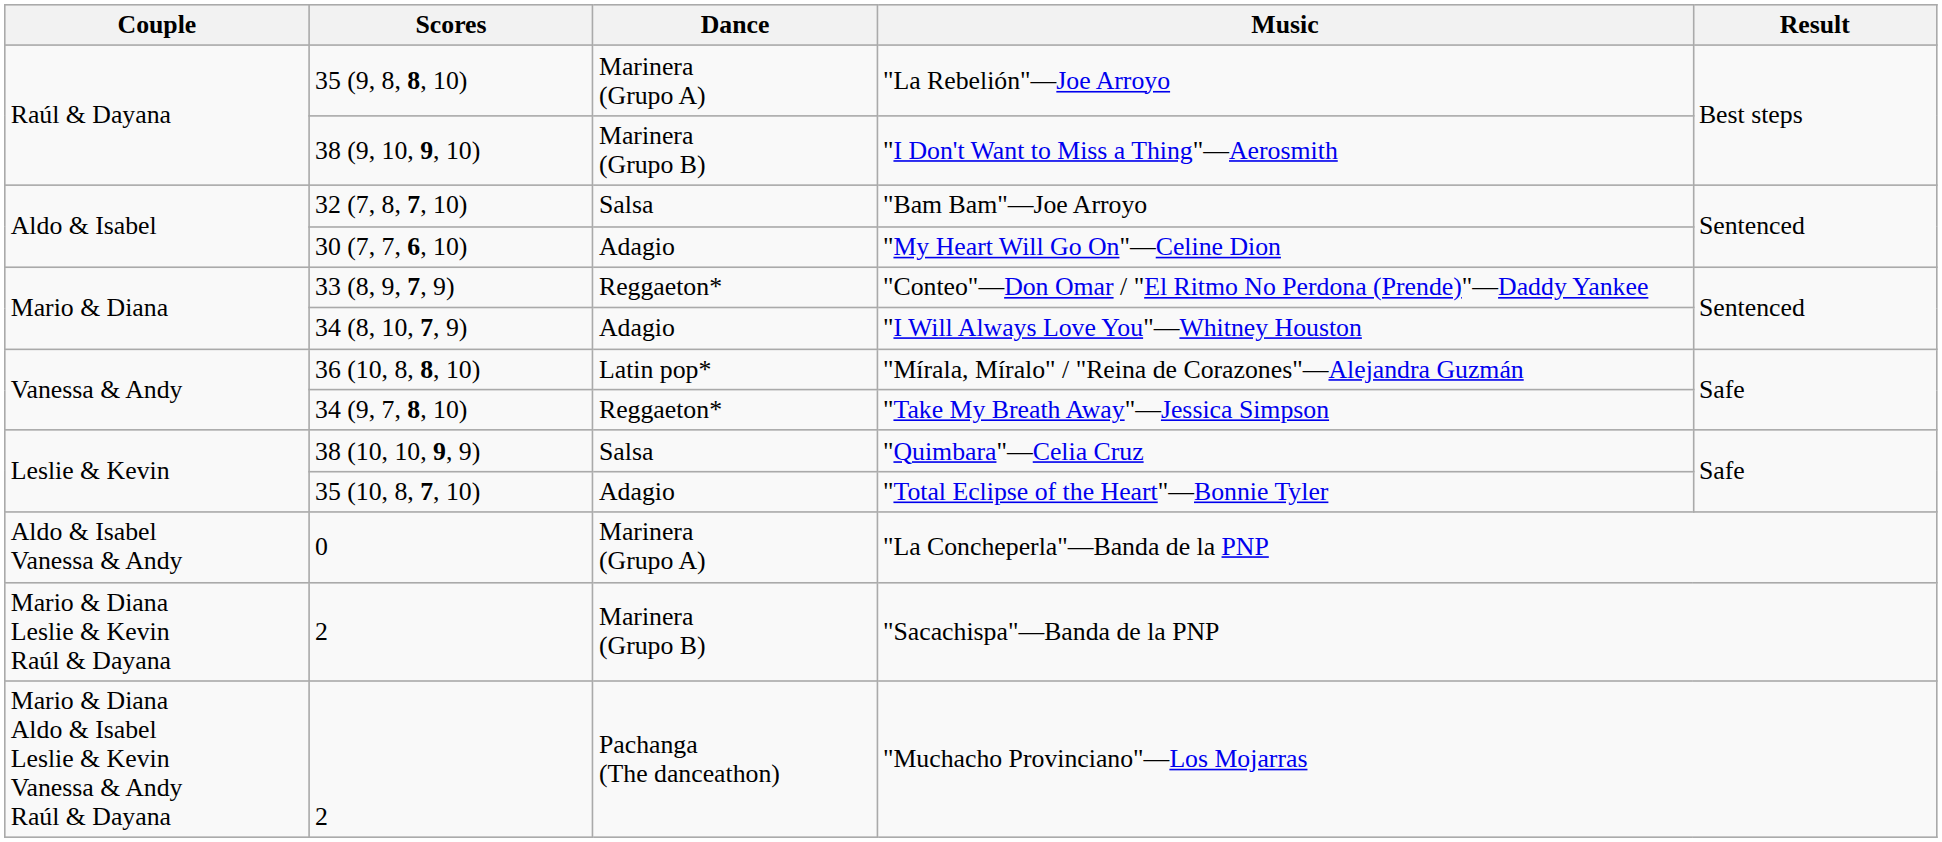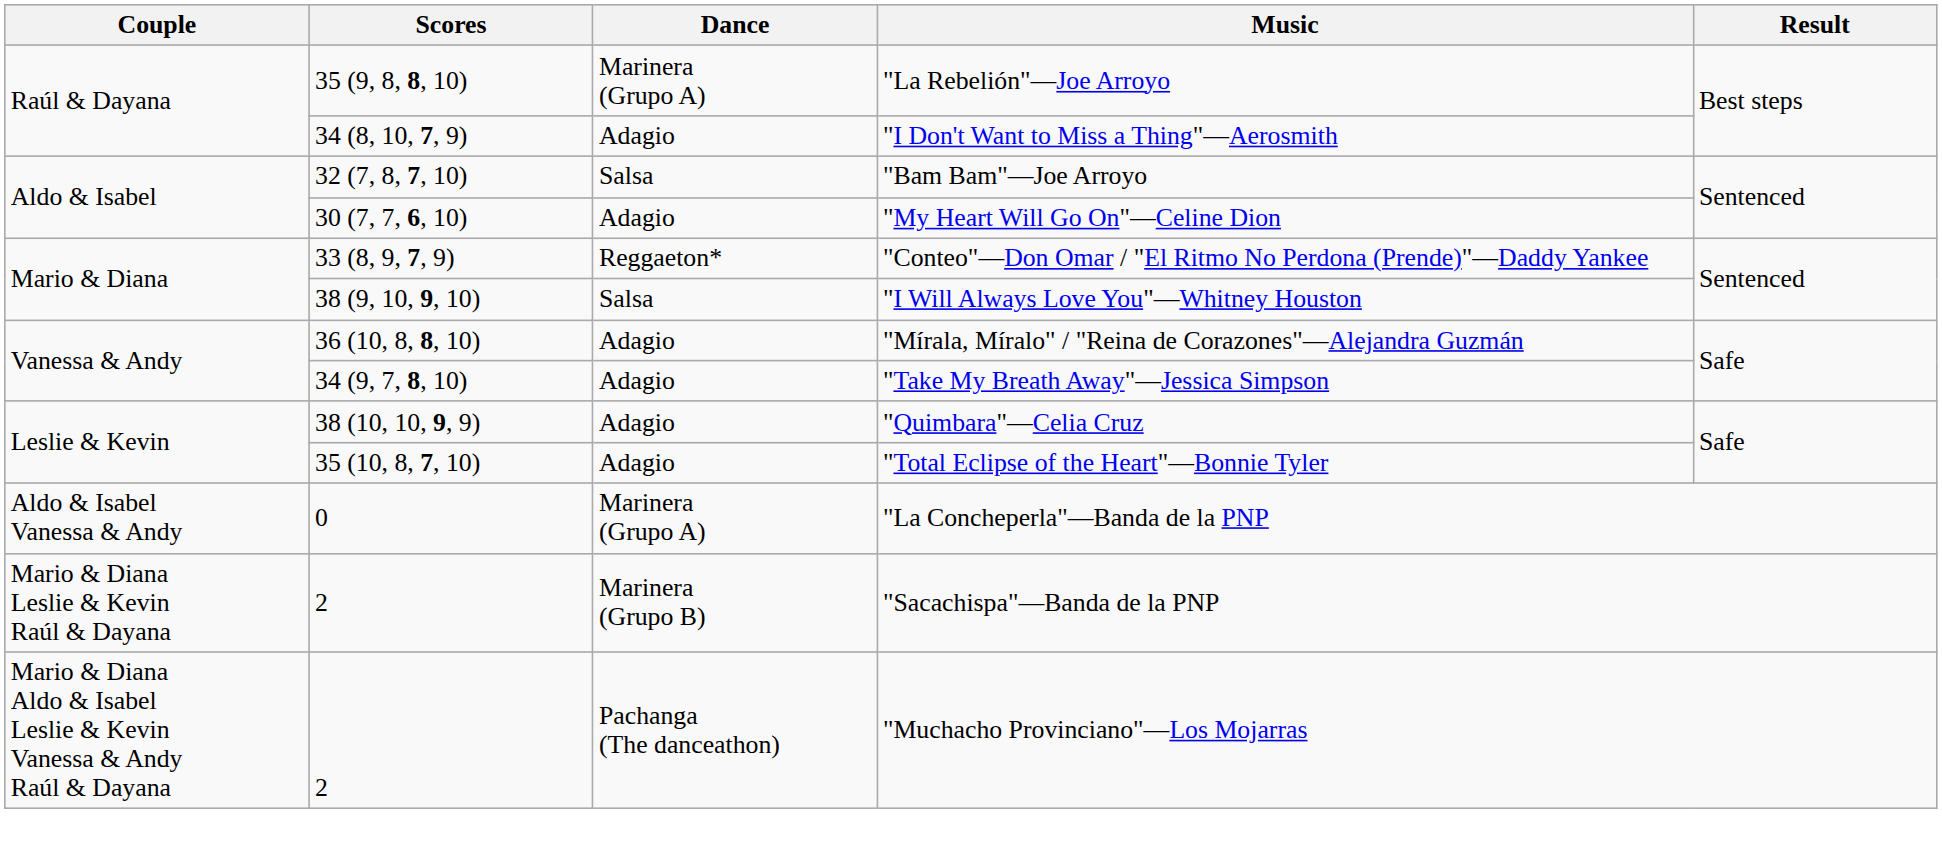(398, 150) 38 (9, 10, 9, 10) -> (391, 135) 34 (8, 10, 7, 9)
(652, 150) Marinera (Grupo B) -> (637, 135) Adagio
(391, 328) 34 (8, 10, 7, 9) -> (398, 299) 38 (9, 10, 9, 10)
(637, 328) Adagio -> (626, 299) Salsa
(655, 368) Latin pop* -> (637, 339) Adagio
(660, 409) Reggaeton* -> (637, 380) Adagio
(626, 450) Salsa -> (637, 421) Adagio
